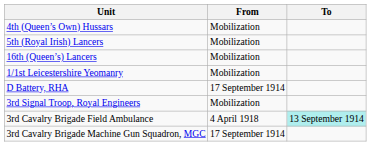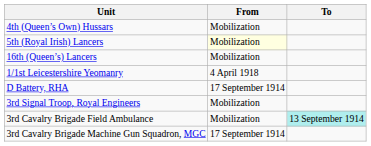(235, 42) no background -> (235, 42) lightyellow background
(235, 73) Mobilization -> (234, 73) 4 April 1918
(234, 118) 4 April 1918 -> (235, 118) Mobilization
